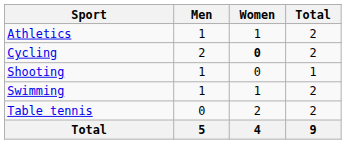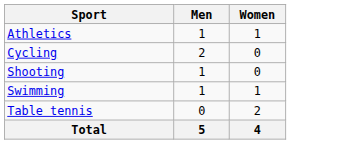- column: (313, 14)
(257, 53) bold -> (257, 53) normal
